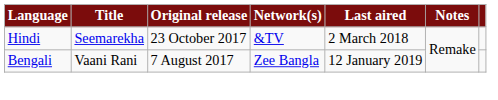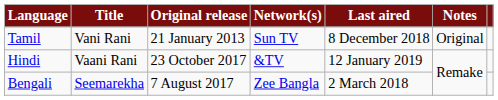+ row: (24, 38)
(109, 38) Seemarekha -> (106, 60) Vaani Rani
(368, 38) 2 March 2018 -> (375, 60) 12 January 2019
(106, 60) Vaani Rani -> (109, 83) Seemarekha
(375, 60) 12 January 2019 -> (368, 83) 2 March 2018
